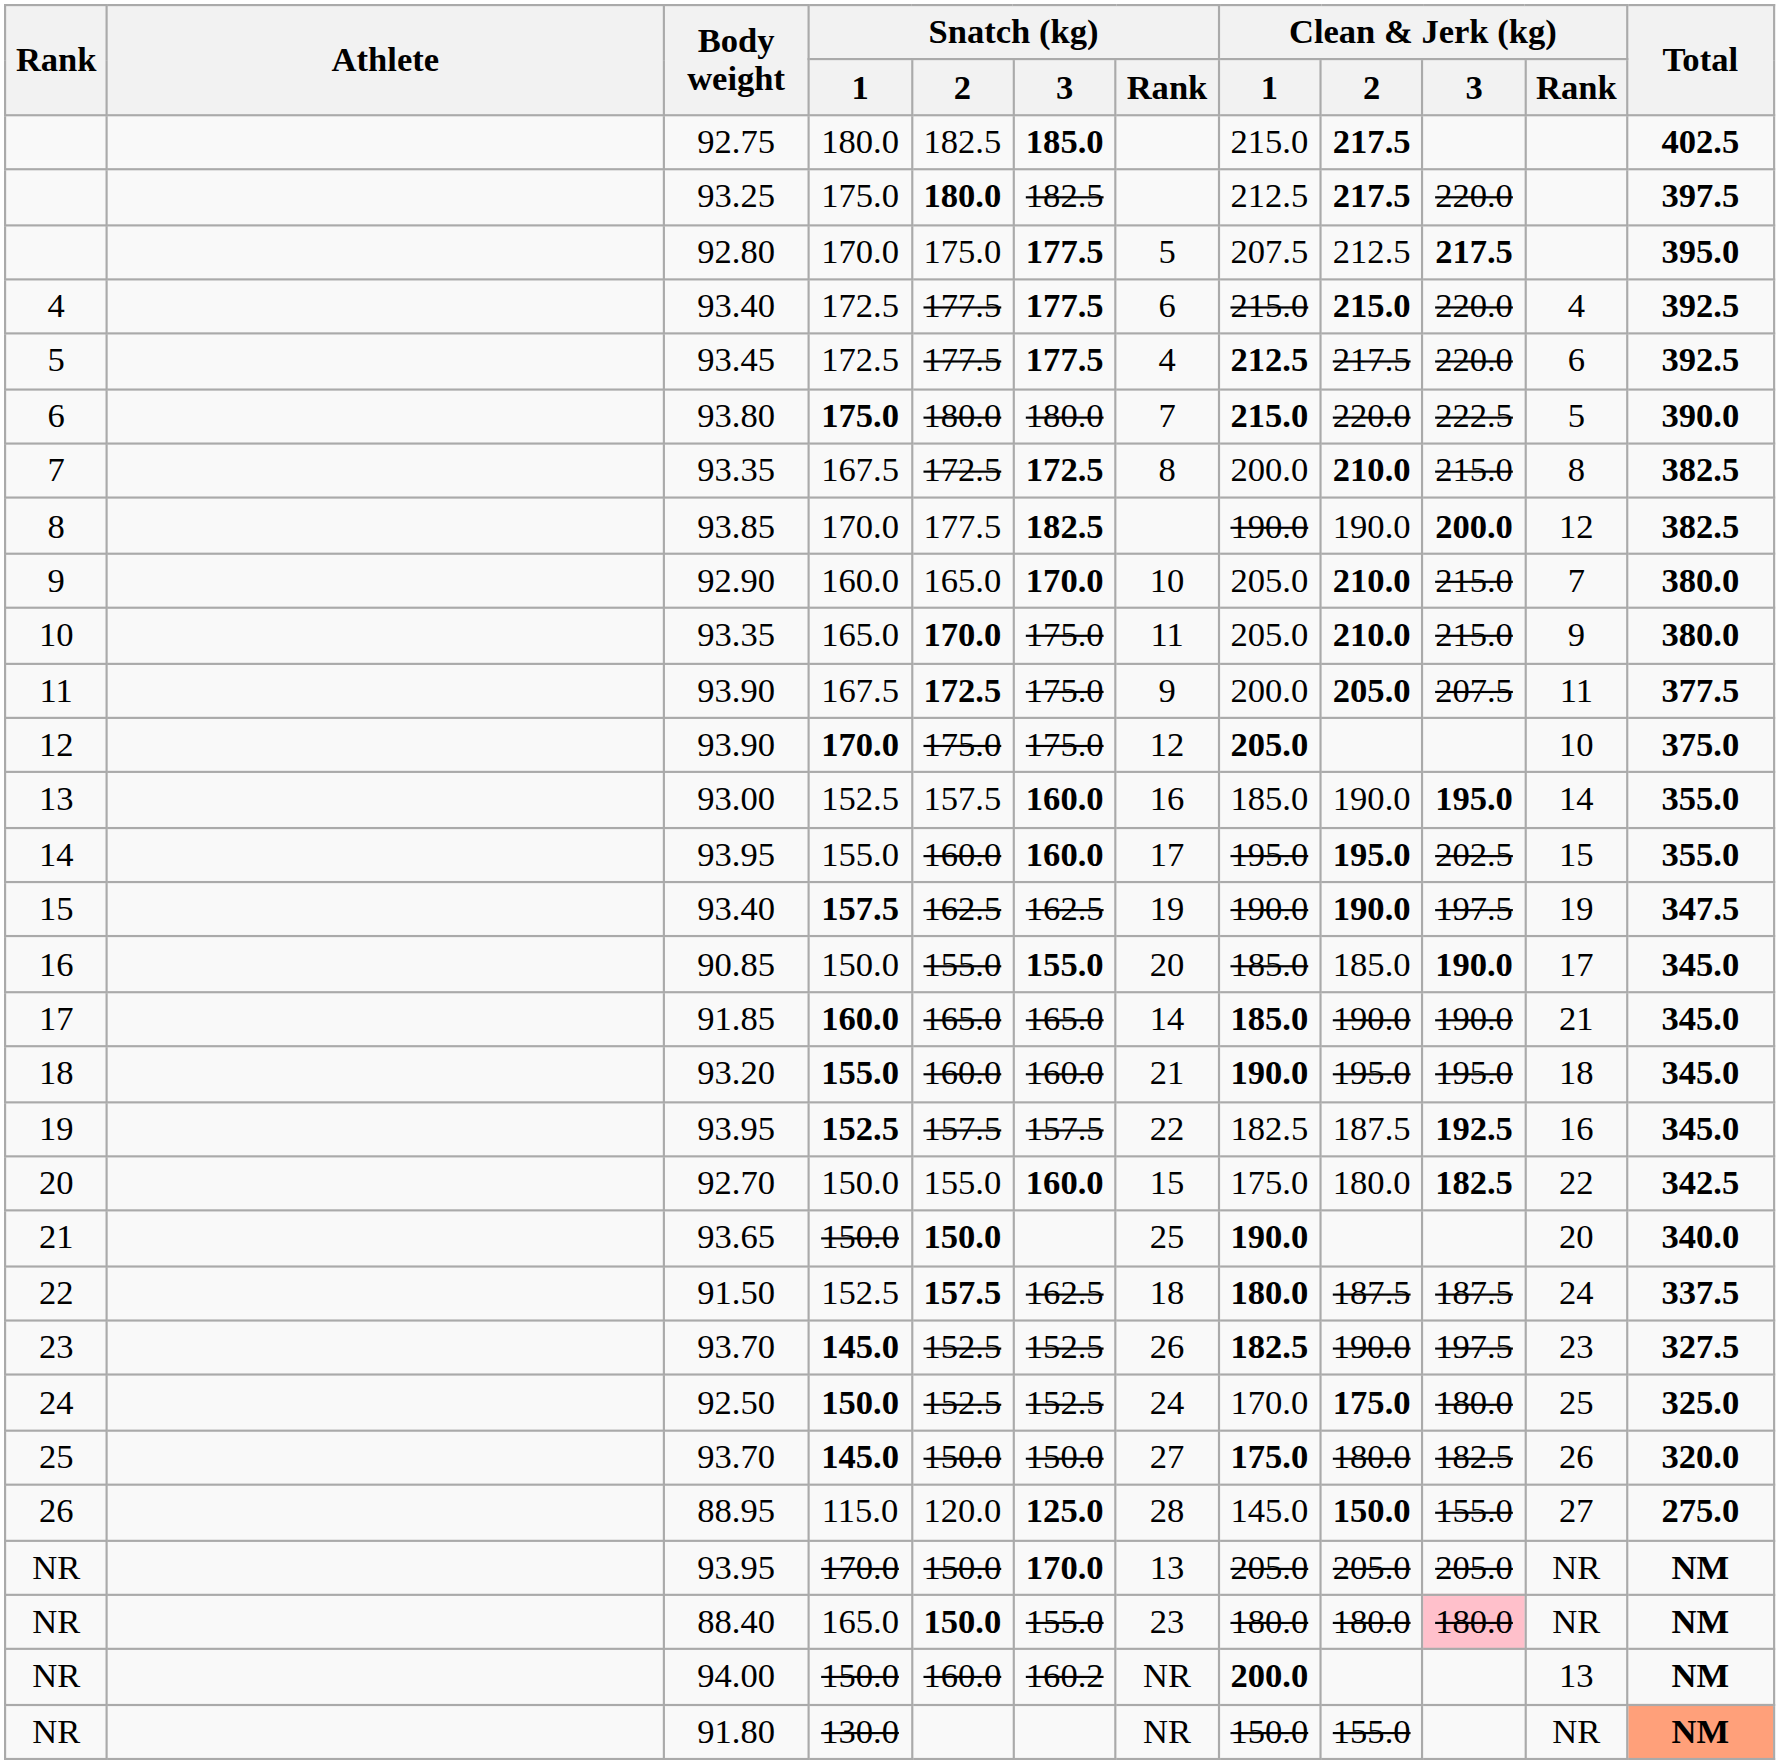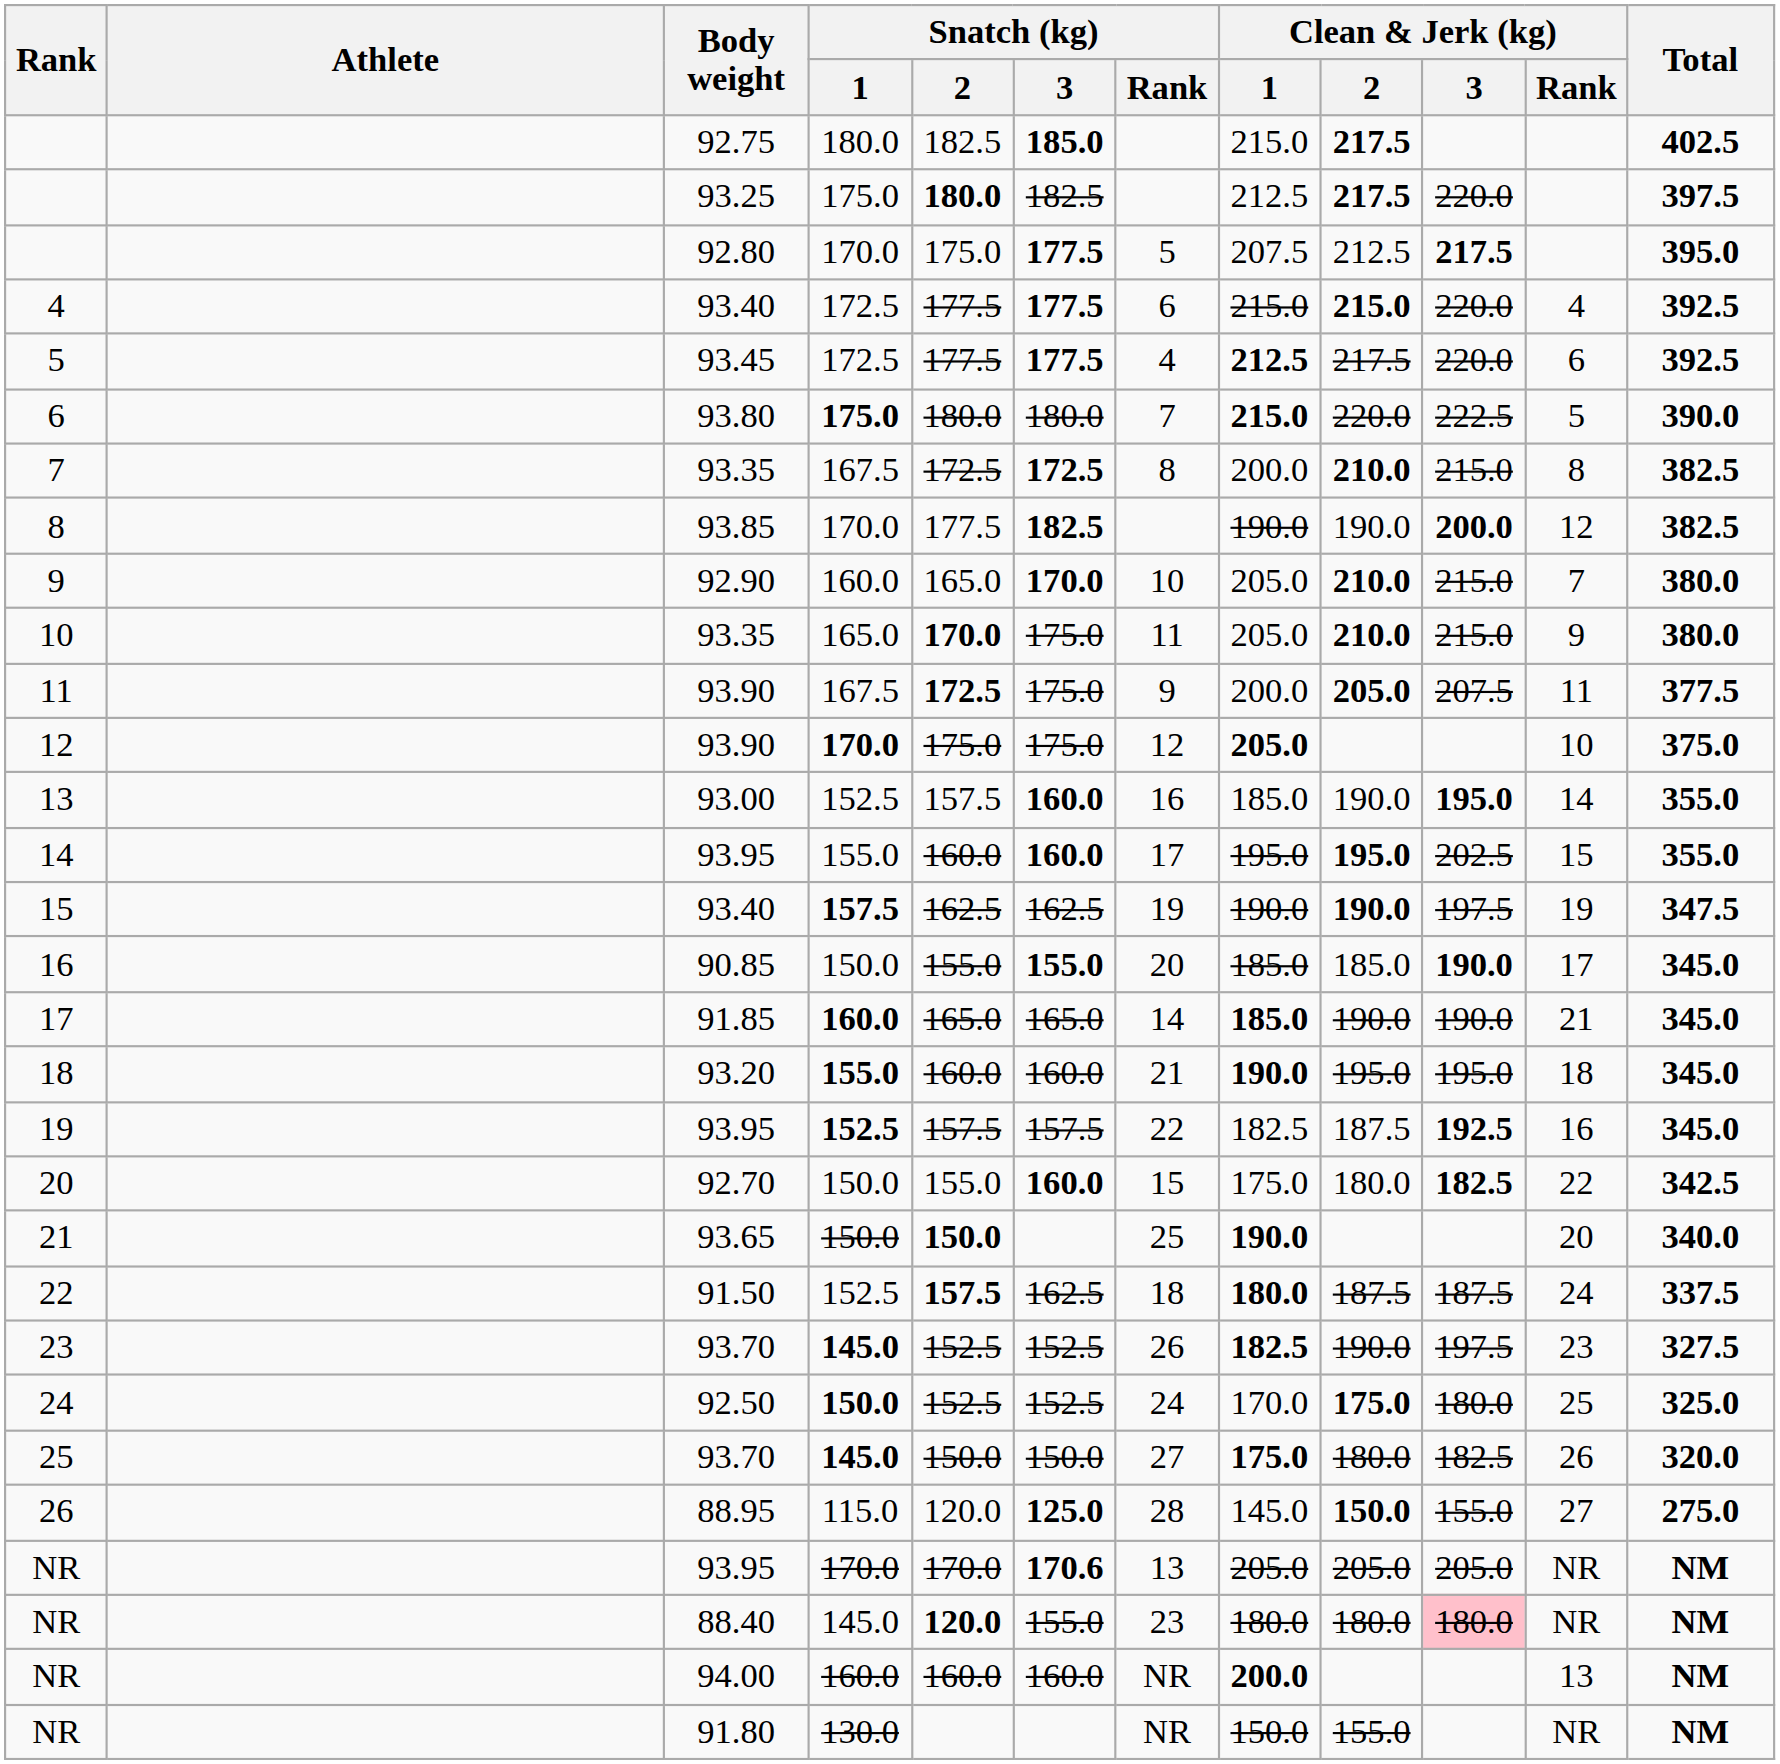(962, 1566) 150.0 -> (962, 1566) 170.0
(1065, 1566) 170.0 -> (1065, 1566) 170.6
(860, 1621) 165.0 -> (860, 1621) 145.0
(962, 1621) 150.0 -> (962, 1621) 120.0
(860, 1676) 150.0 -> (860, 1676) 160.0
(1065, 1676) 160.2 -> (1065, 1676) 160.0
(1700, 1731) lightsalmon background -> (1700, 1731) no background
